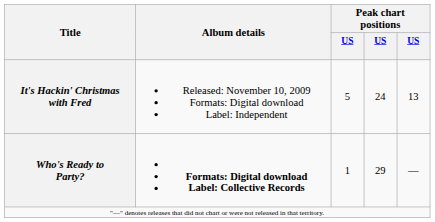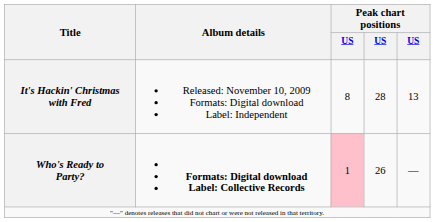(347, 96) 5 -> (347, 96) 8
(380, 96) 24 -> (380, 96) 28
(347, 170) no background -> (347, 170) pink background
(380, 170) 29 -> (380, 170) 26
